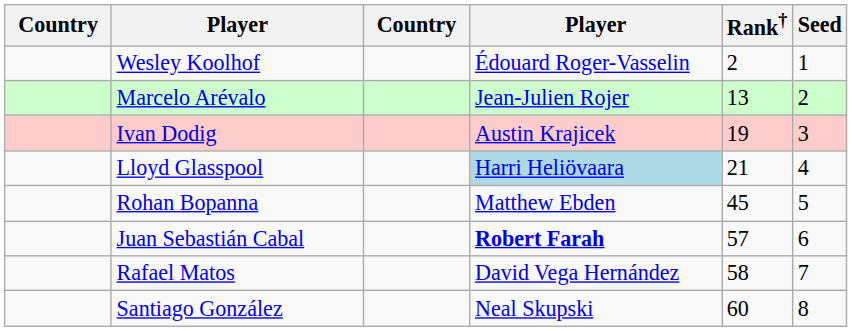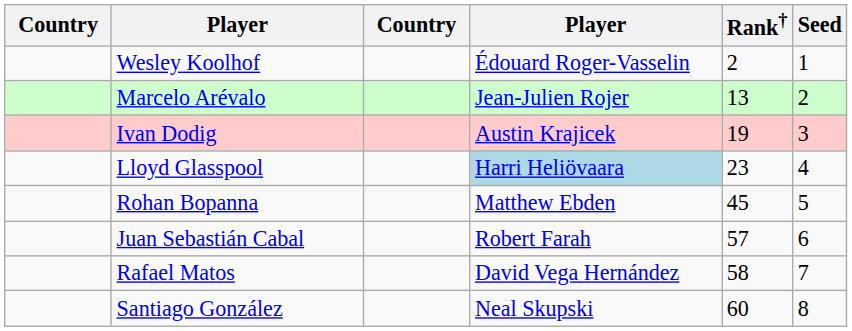(738, 168) 21 -> (738, 168) 23
(540, 238) bold -> (533, 238) normal
